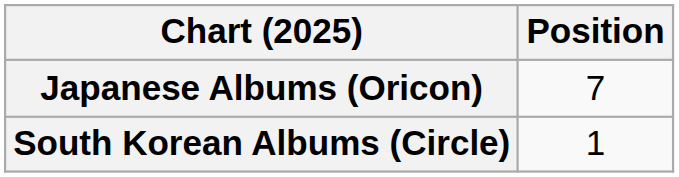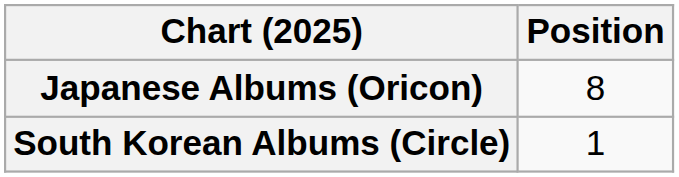(596, 87) 7 -> (596, 87) 8
